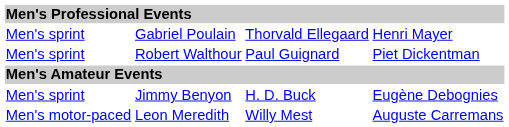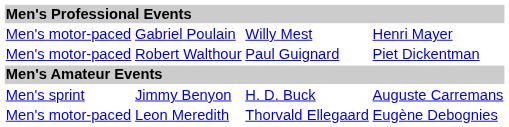(45, 34) Men's sprint -> (69, 34) Men's motor-paced
(307, 34) Thorvald Ellegaard -> (279, 34) Willy Mest
(45, 54) Men's sprint -> (69, 54) Men's motor-paced
(435, 95) Eugène Debognies -> (438, 95) Auguste Carremans
(279, 115) Willy Mest -> (307, 115) Thorvald Ellegaard
(438, 115) Auguste Carremans -> (435, 115) Eugène Debognies
